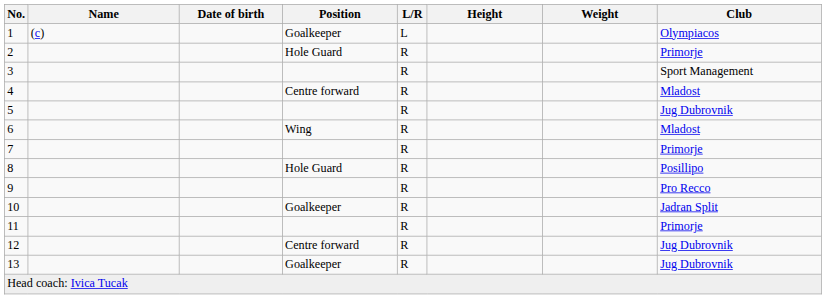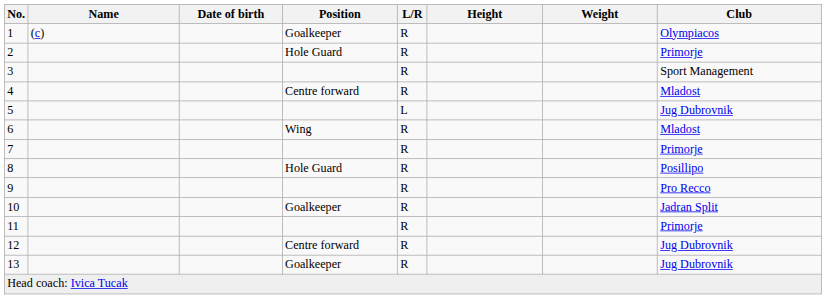(404, 33) L -> (404, 33) R
(404, 110) R -> (404, 110) L
